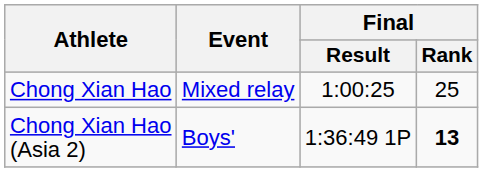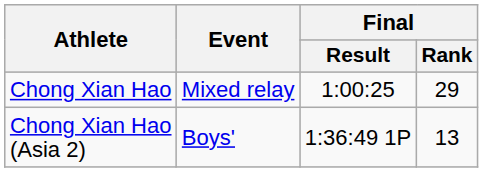(447, 90) 25 -> (447, 90) 29
(447, 137) bold -> (447, 137) normal
